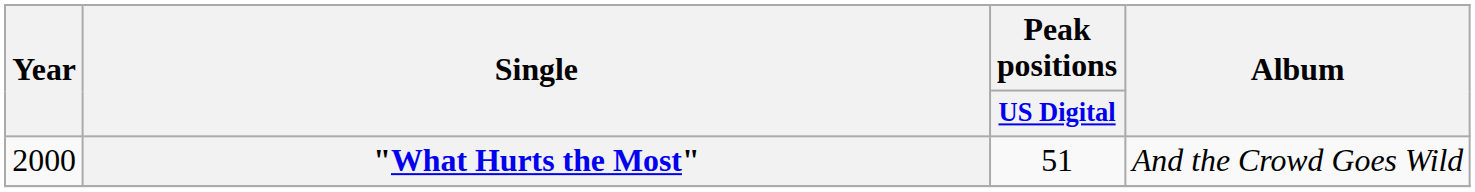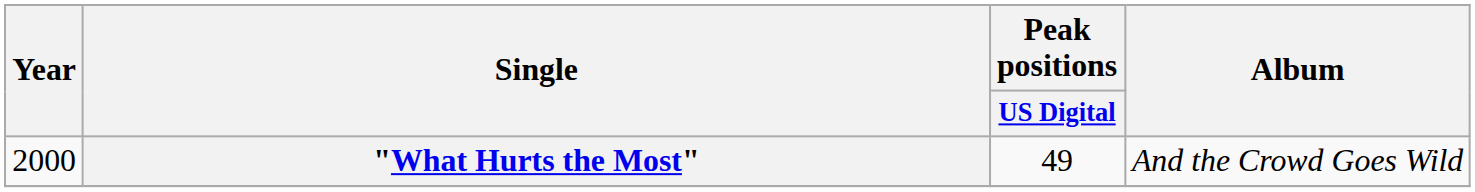(1057, 160) 51 -> (1057, 160) 49
